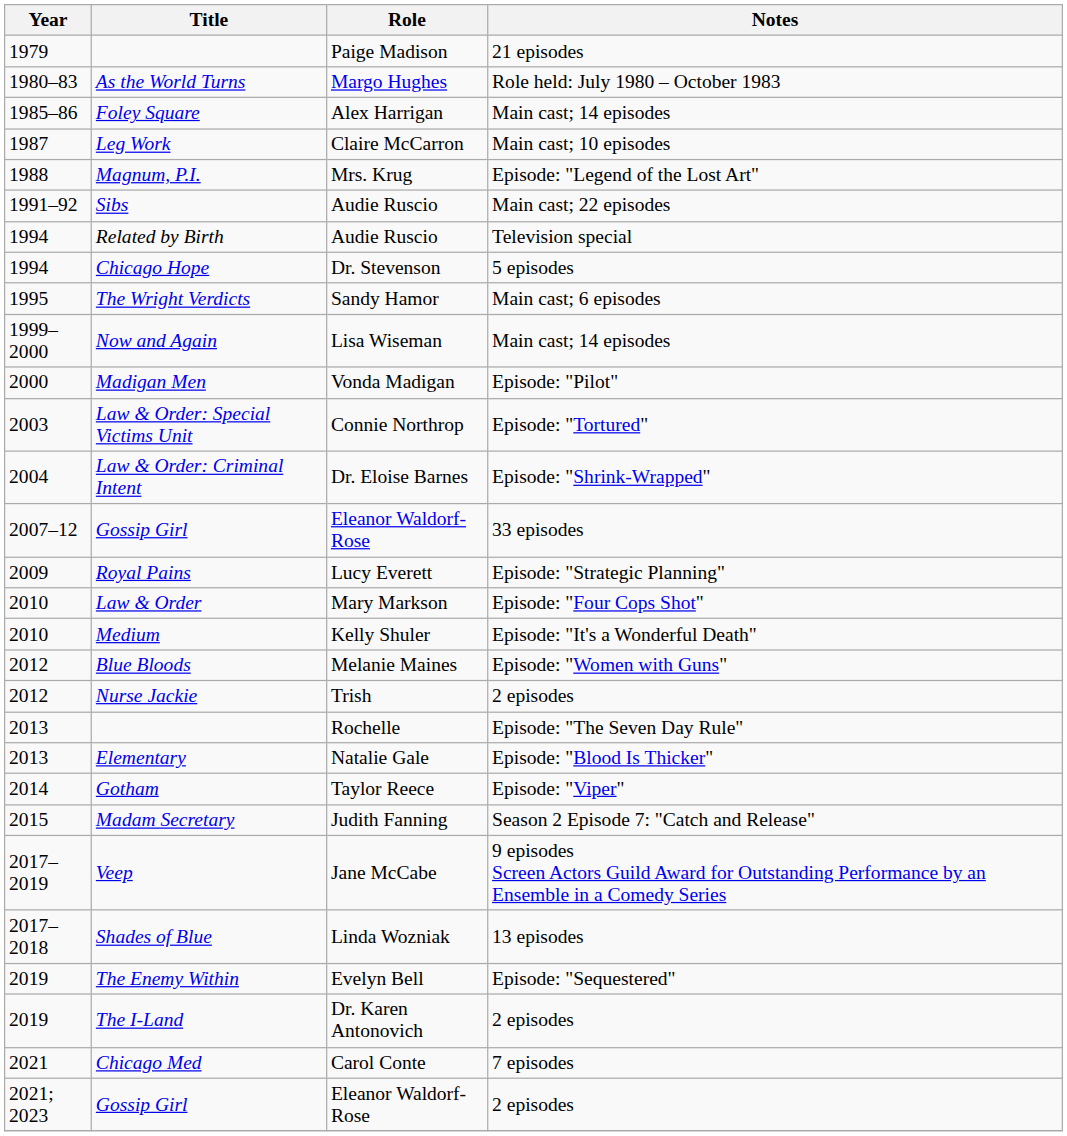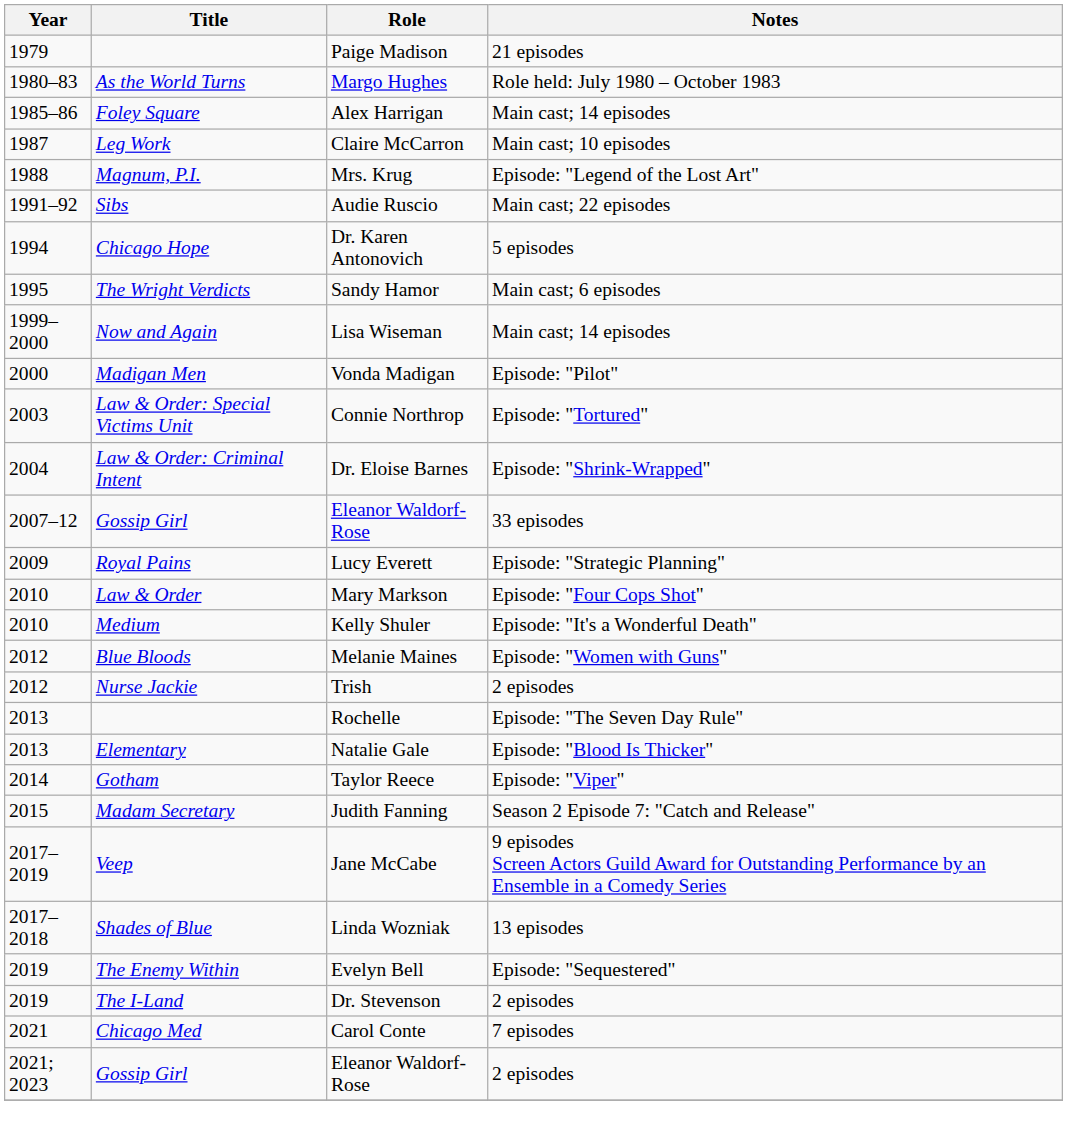- row: (160, 236)
(386, 267) Dr. Stevenson -> (377, 247) Dr. Karen Antonovich
(377, 1020) Dr. Karen Antonovich -> (386, 1000) Dr. Stevenson
